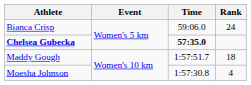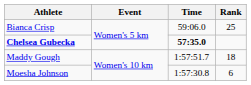(231, 27) 24 -> (231, 27) 25
(231, 73) 4 -> (231, 73) 6
